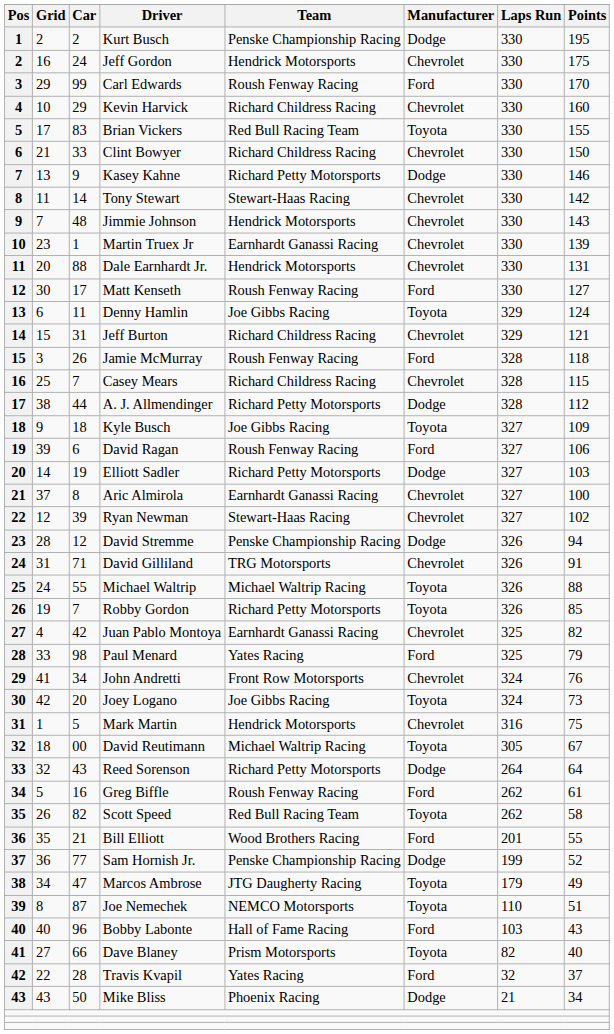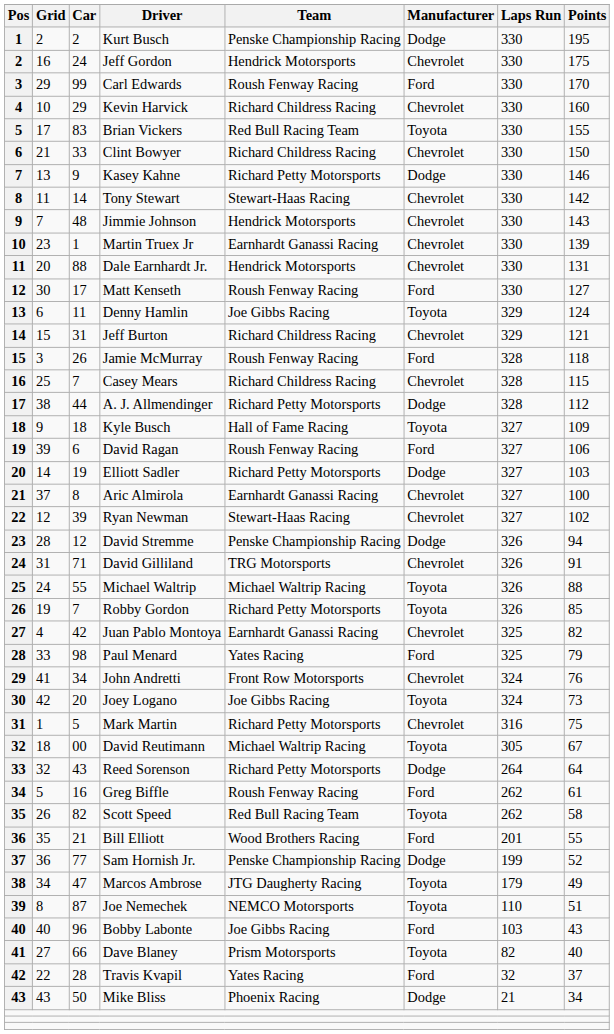(279, 426) Joe Gibbs Racing -> (288, 426) Hall of Fame Racing
(292, 723) Hendrick Motorsports -> (304, 723) Richard Petty Motorsports
(288, 929) Hall of Fame Racing -> (279, 929) Joe Gibbs Racing
